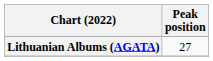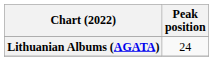(185, 46) 27 -> (185, 46) 24
